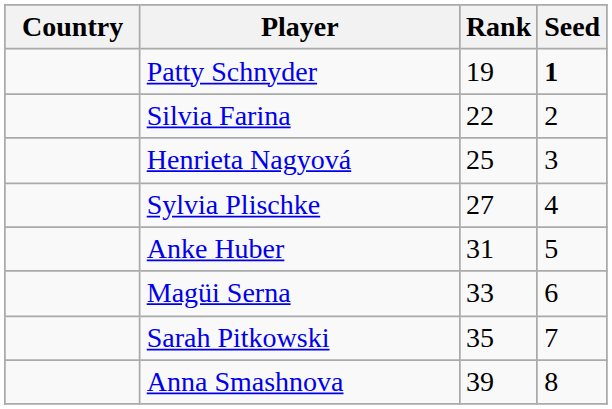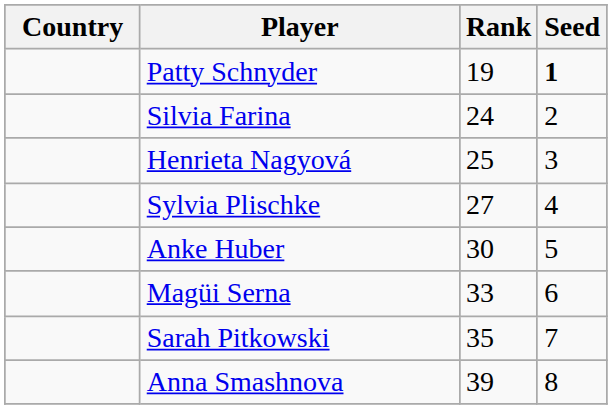(480, 115) 22 -> (480, 115) 24
(480, 248) 31 -> (480, 248) 30
